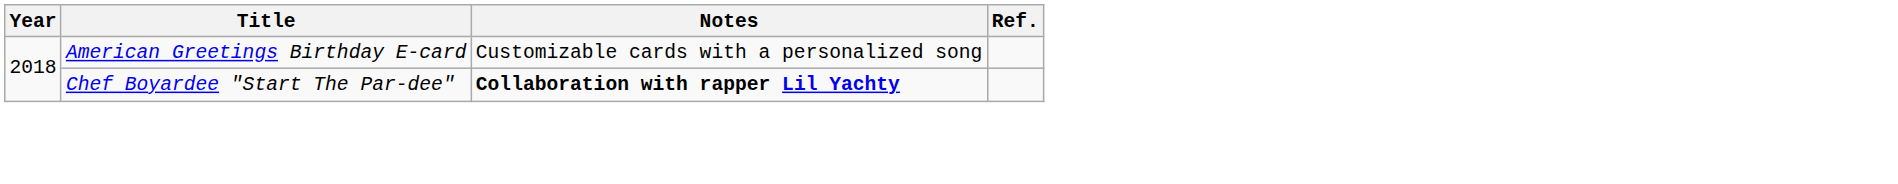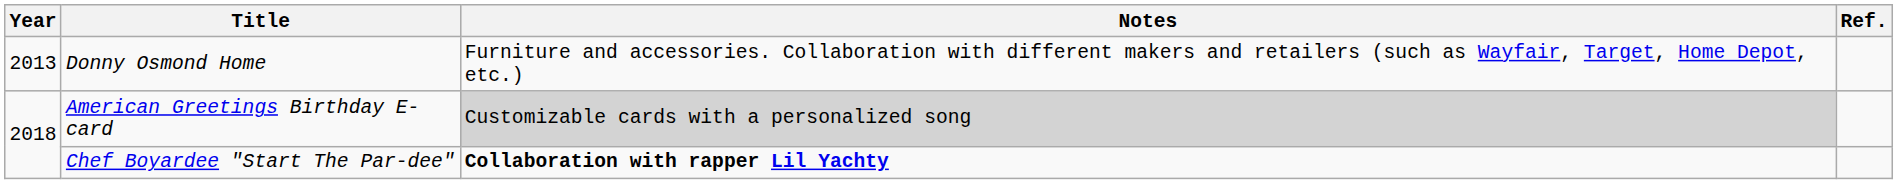+ row: (166, 64)
(729, 53) no background -> (718, 119) lightgrey background
